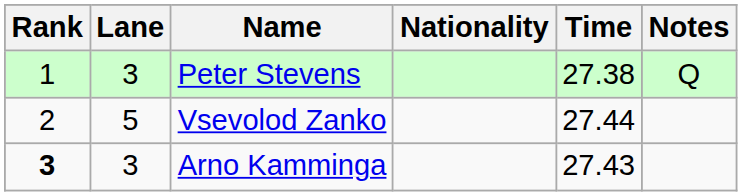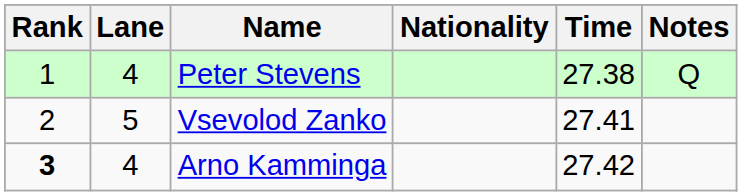(130, 73) 3 -> (130, 73) 4
(599, 119) 27.44 -> (599, 119) 27.41
(130, 166) 3 -> (130, 166) 4
(599, 166) 27.43 -> (599, 166) 27.42
